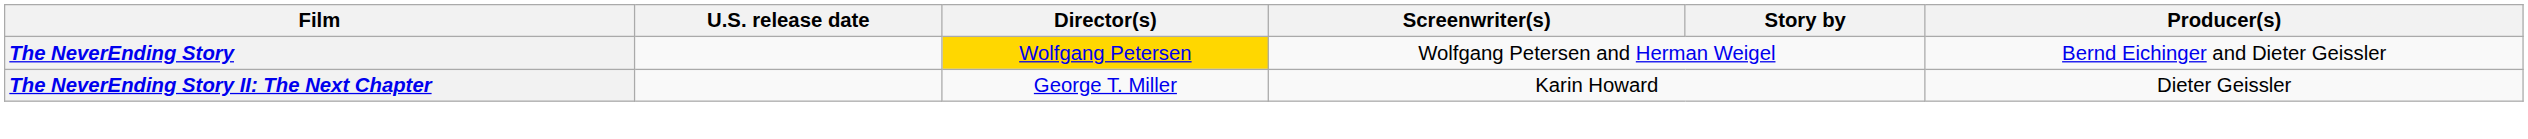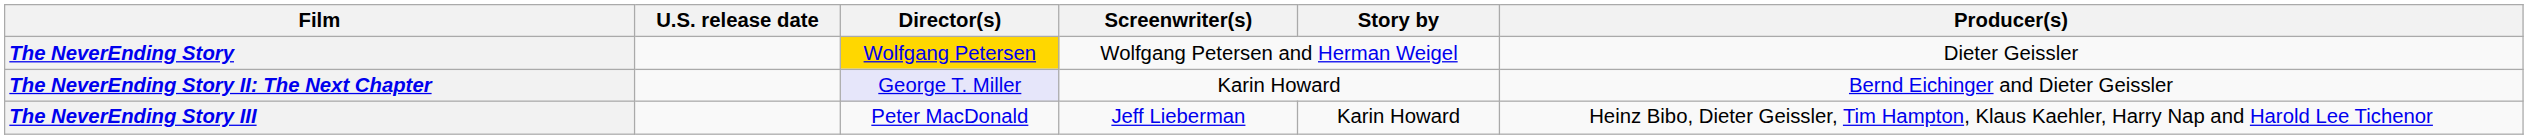(2224, 52) Bernd Eichinger and Dieter Geissler -> (2011, 52) Dieter Geissler
(1105, 85) no background -> (950, 85) lavender background
(2224, 85) Dieter Geissler -> (2011, 85) Bernd Eichinger and Dieter Geissler
+ row: (133, 117)
